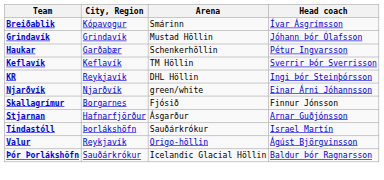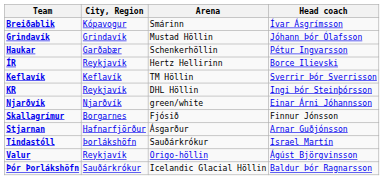+ row: (11, 63)
